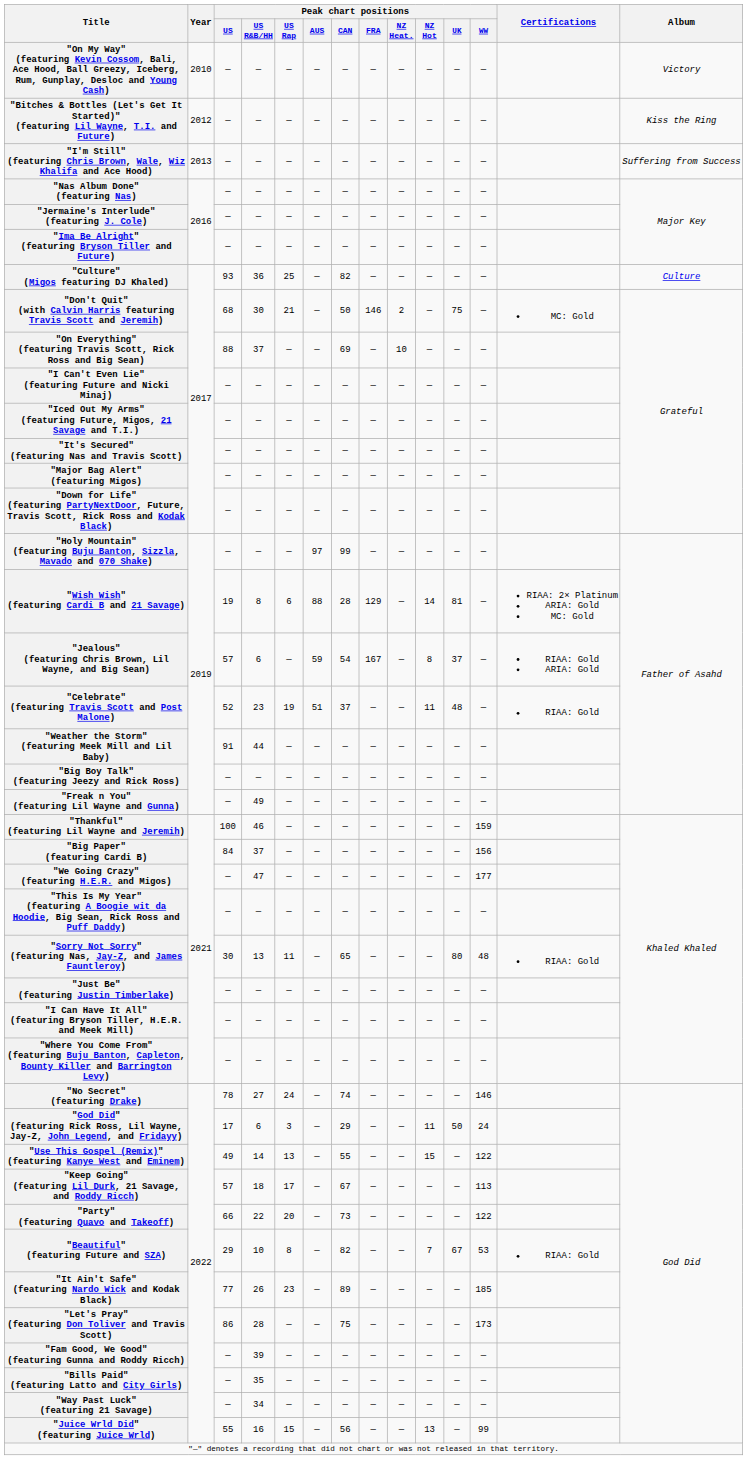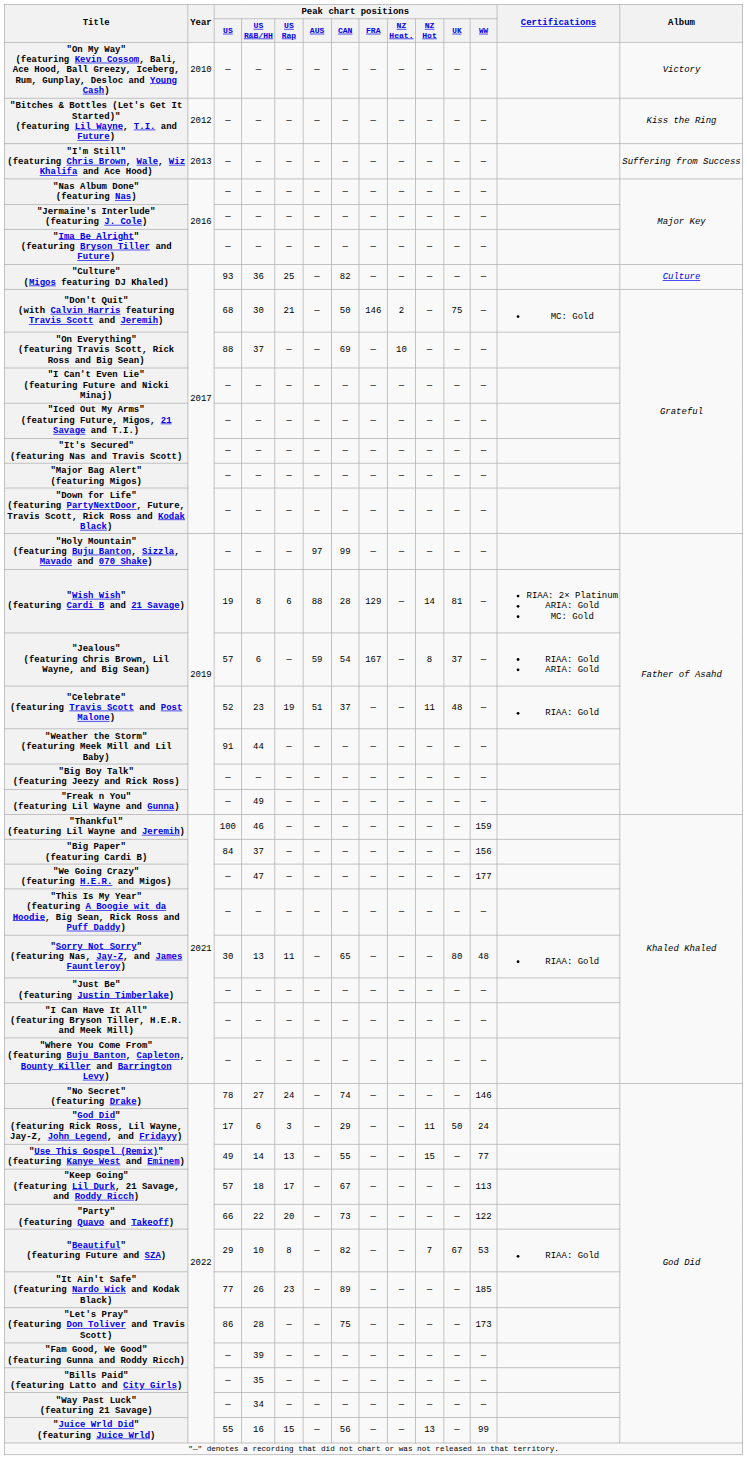(483, 1156) 122 -> (483, 1156) 77
